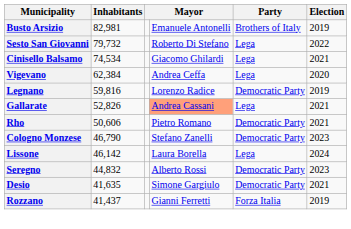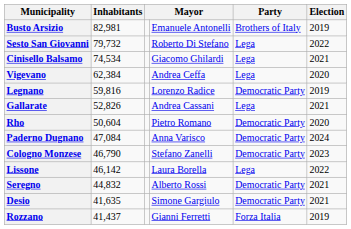(183, 106) lightsalmon background -> (183, 106) no background
(107, 122) 50,606 -> (107, 122) 50,604
(319, 122) 2021 -> (319, 122) 2020
+ row: (45, 138)
(319, 153) 2024 -> (319, 169) 2022
(319, 169) 2023 -> (319, 185) 2021
